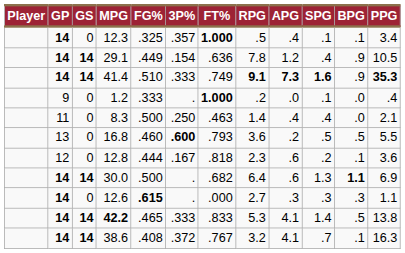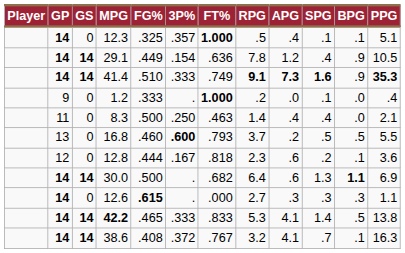(389, 37) 3.4 -> (389, 37) 5.1
(257, 137) 3.6 -> (257, 137) 3.7
